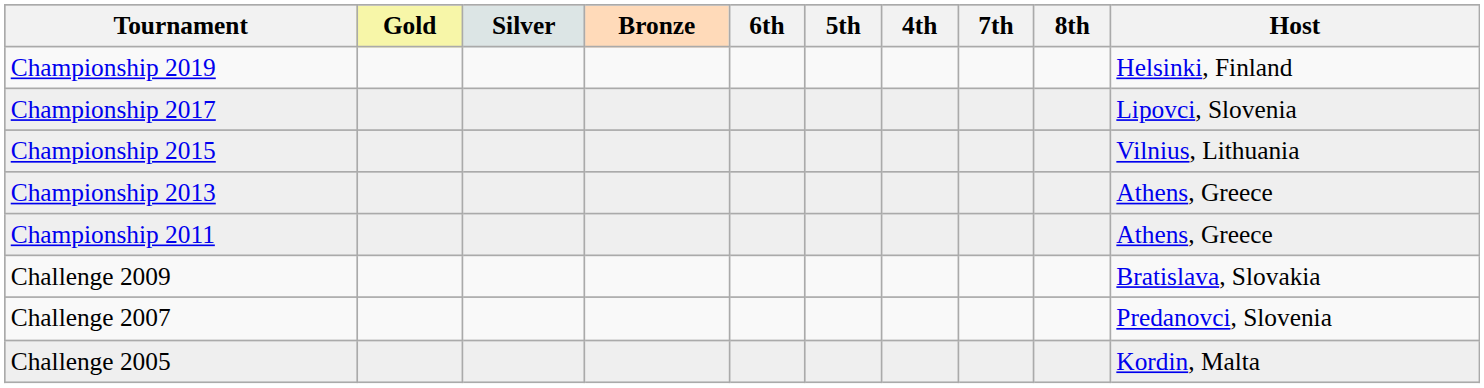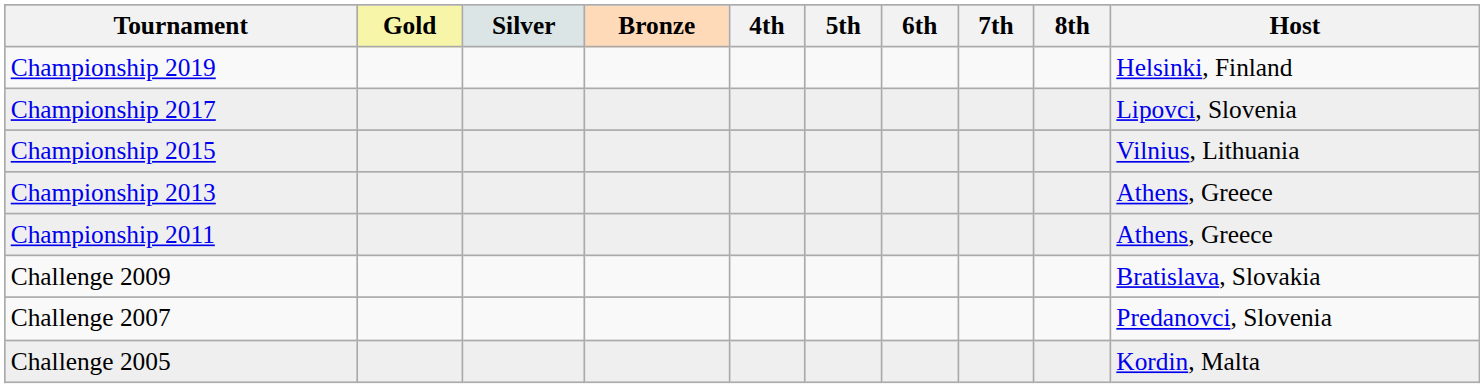columns swapped: (920, 25) <-> (767, 25)
